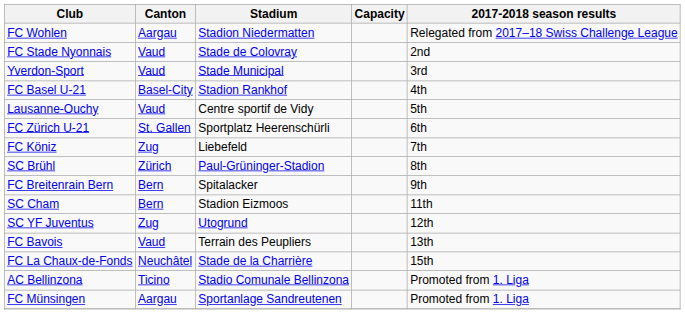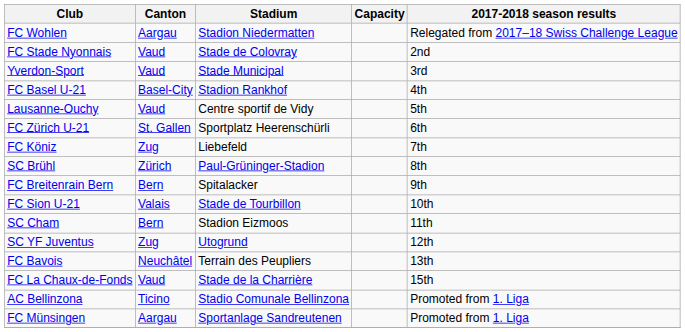+ row: (43, 204)
(152, 242) Vaud -> (165, 261) Neuchâtel
(165, 261) Neuchâtel -> (152, 280) Vaud
